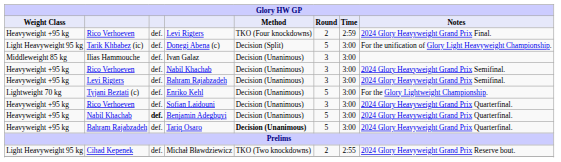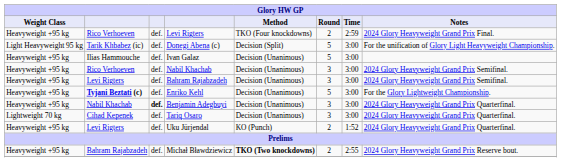(37, 57) Middleweight 85 kg -> (38, 57) Heavyweight +95 kg
(326, 57) 3 -> (329, 57) 5
(34, 92) Lightweight 70 kg -> (38, 92) Heavyweight +95 kg
(113, 92) normal -> (114, 92) bold
- row: (191, 104)
(326, 116) 5 -> (329, 104) 3
(38, 127) Heavyweight +95 kg -> (34, 116) Lightweight 70 kg
(117, 127) Bahram Rajabzadeh -> (110, 116) Cihad Kepenek
(271, 127) bold -> (270, 116) normal
(326, 127) 5 -> (329, 116) 3
+ row: (188, 127)
(45, 151) Light Heavyweight 95 kg -> (38, 151) Heavyweight +95 kg
(110, 151) Cihad Kepenek -> (117, 151) Bahram Rajabzadeh
(273, 151) normal -> (275, 151) bold
